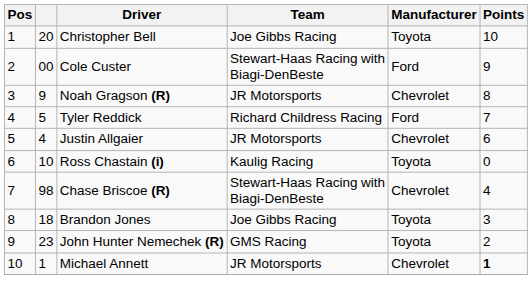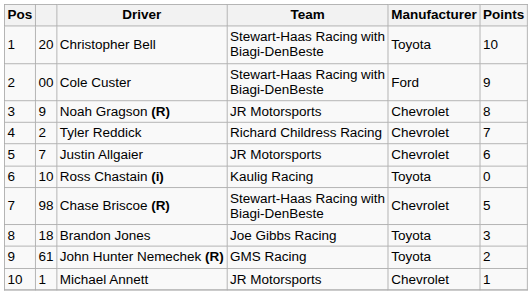(283, 36) Joe Gibbs Racing -> (308, 44) Stewart-Haas Racing with Biagi-DenBeste
(42, 117) 5 -> (42, 132) 2
(405, 117) Ford -> (420, 132) Chevrolet
(42, 139) 4 -> (42, 154) 7
(487, 190) 4 -> (487, 205) 5
(46, 241) 23 -> (46, 256) 61
(487, 263) bold -> (487, 278) normal
